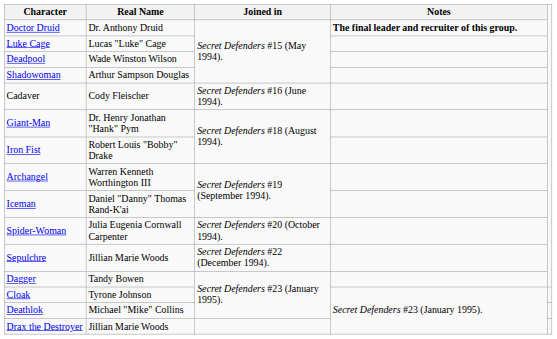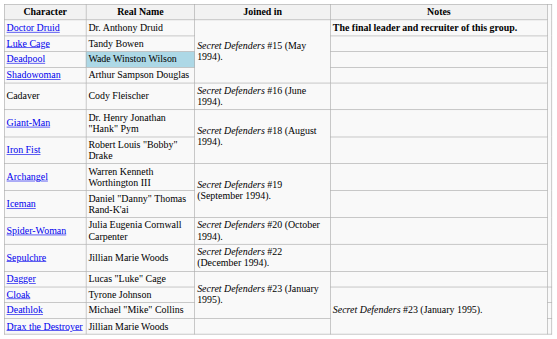(127, 43) Lucas "Luke" Cage -> (116, 43) Tandy Bowen
(133, 59) no background -> (133, 59) lightblue background
(116, 279) Tandy Bowen -> (127, 279) Lucas "Luke" Cage
